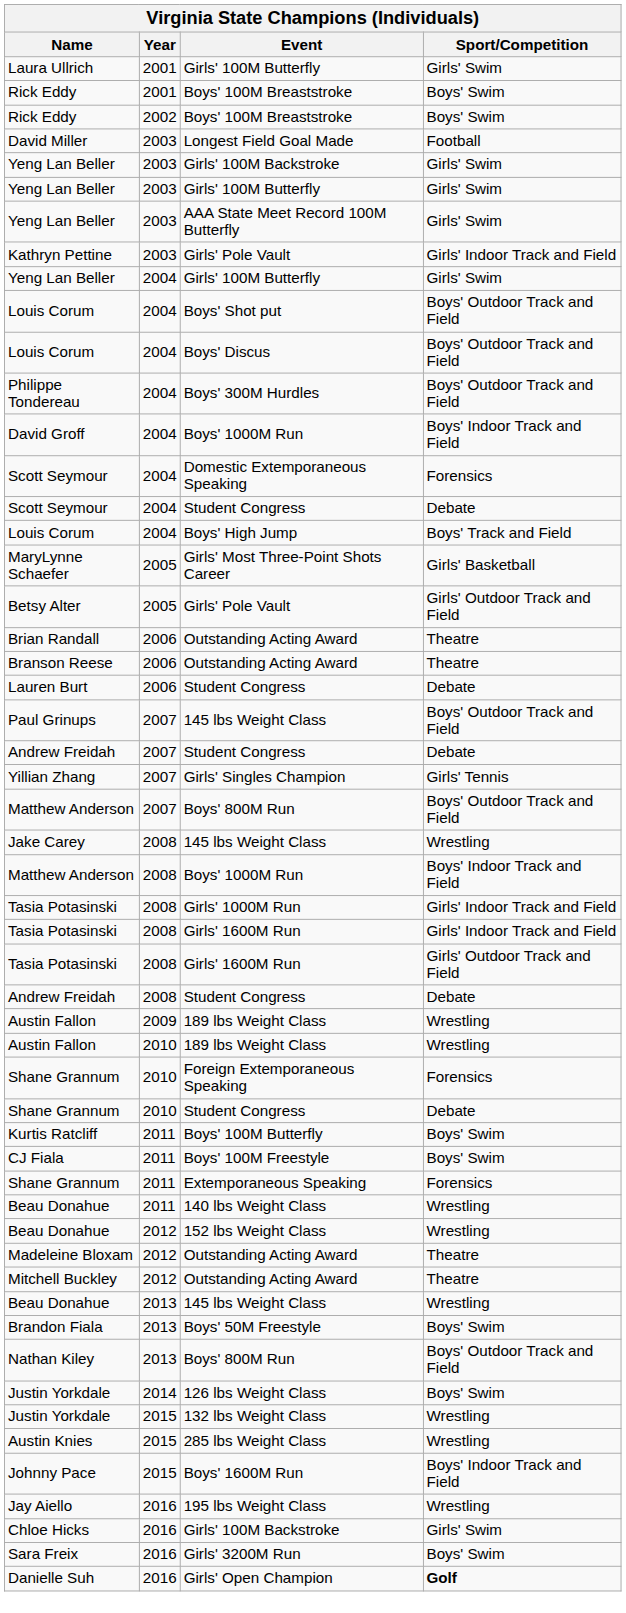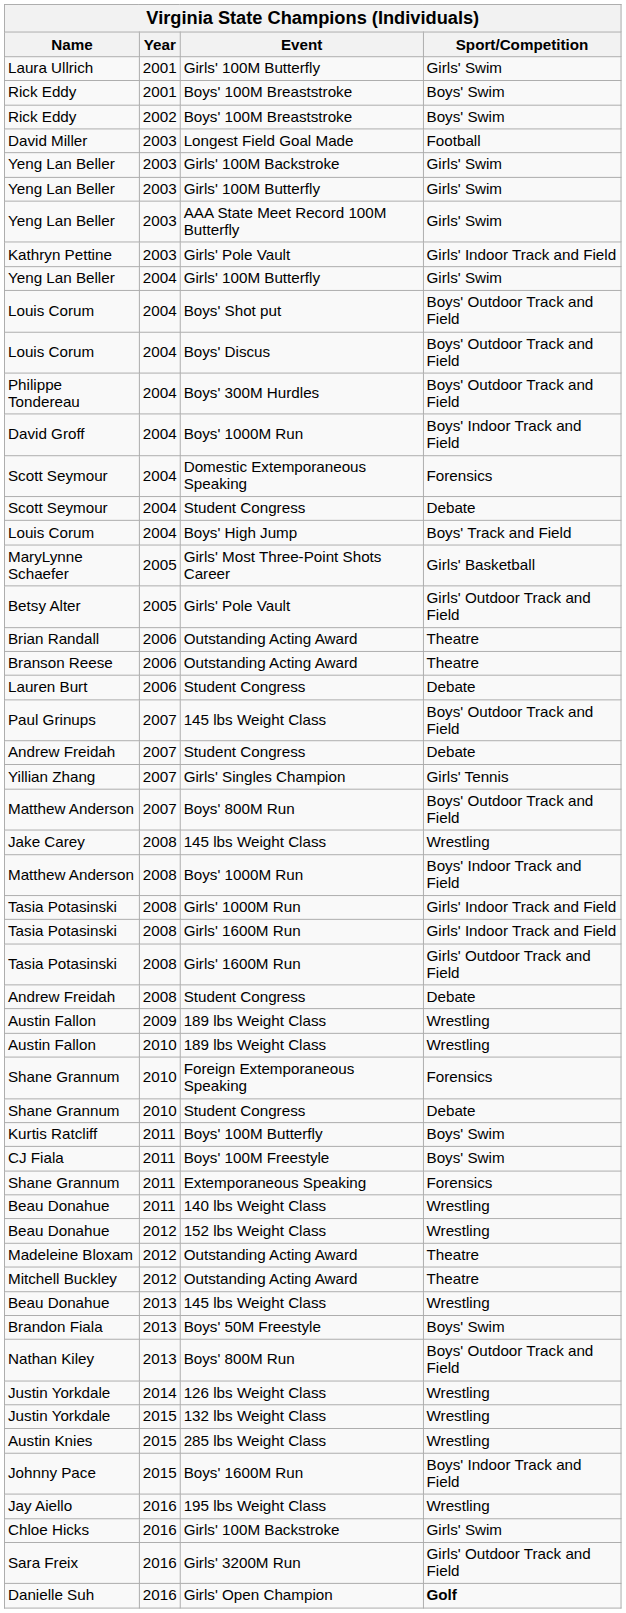(466, 1392) Boys' Swim -> (458, 1392) Wrestling
(466, 1554) Boys' Swim -> (509, 1563) Girls' Outdoor Track and Field
